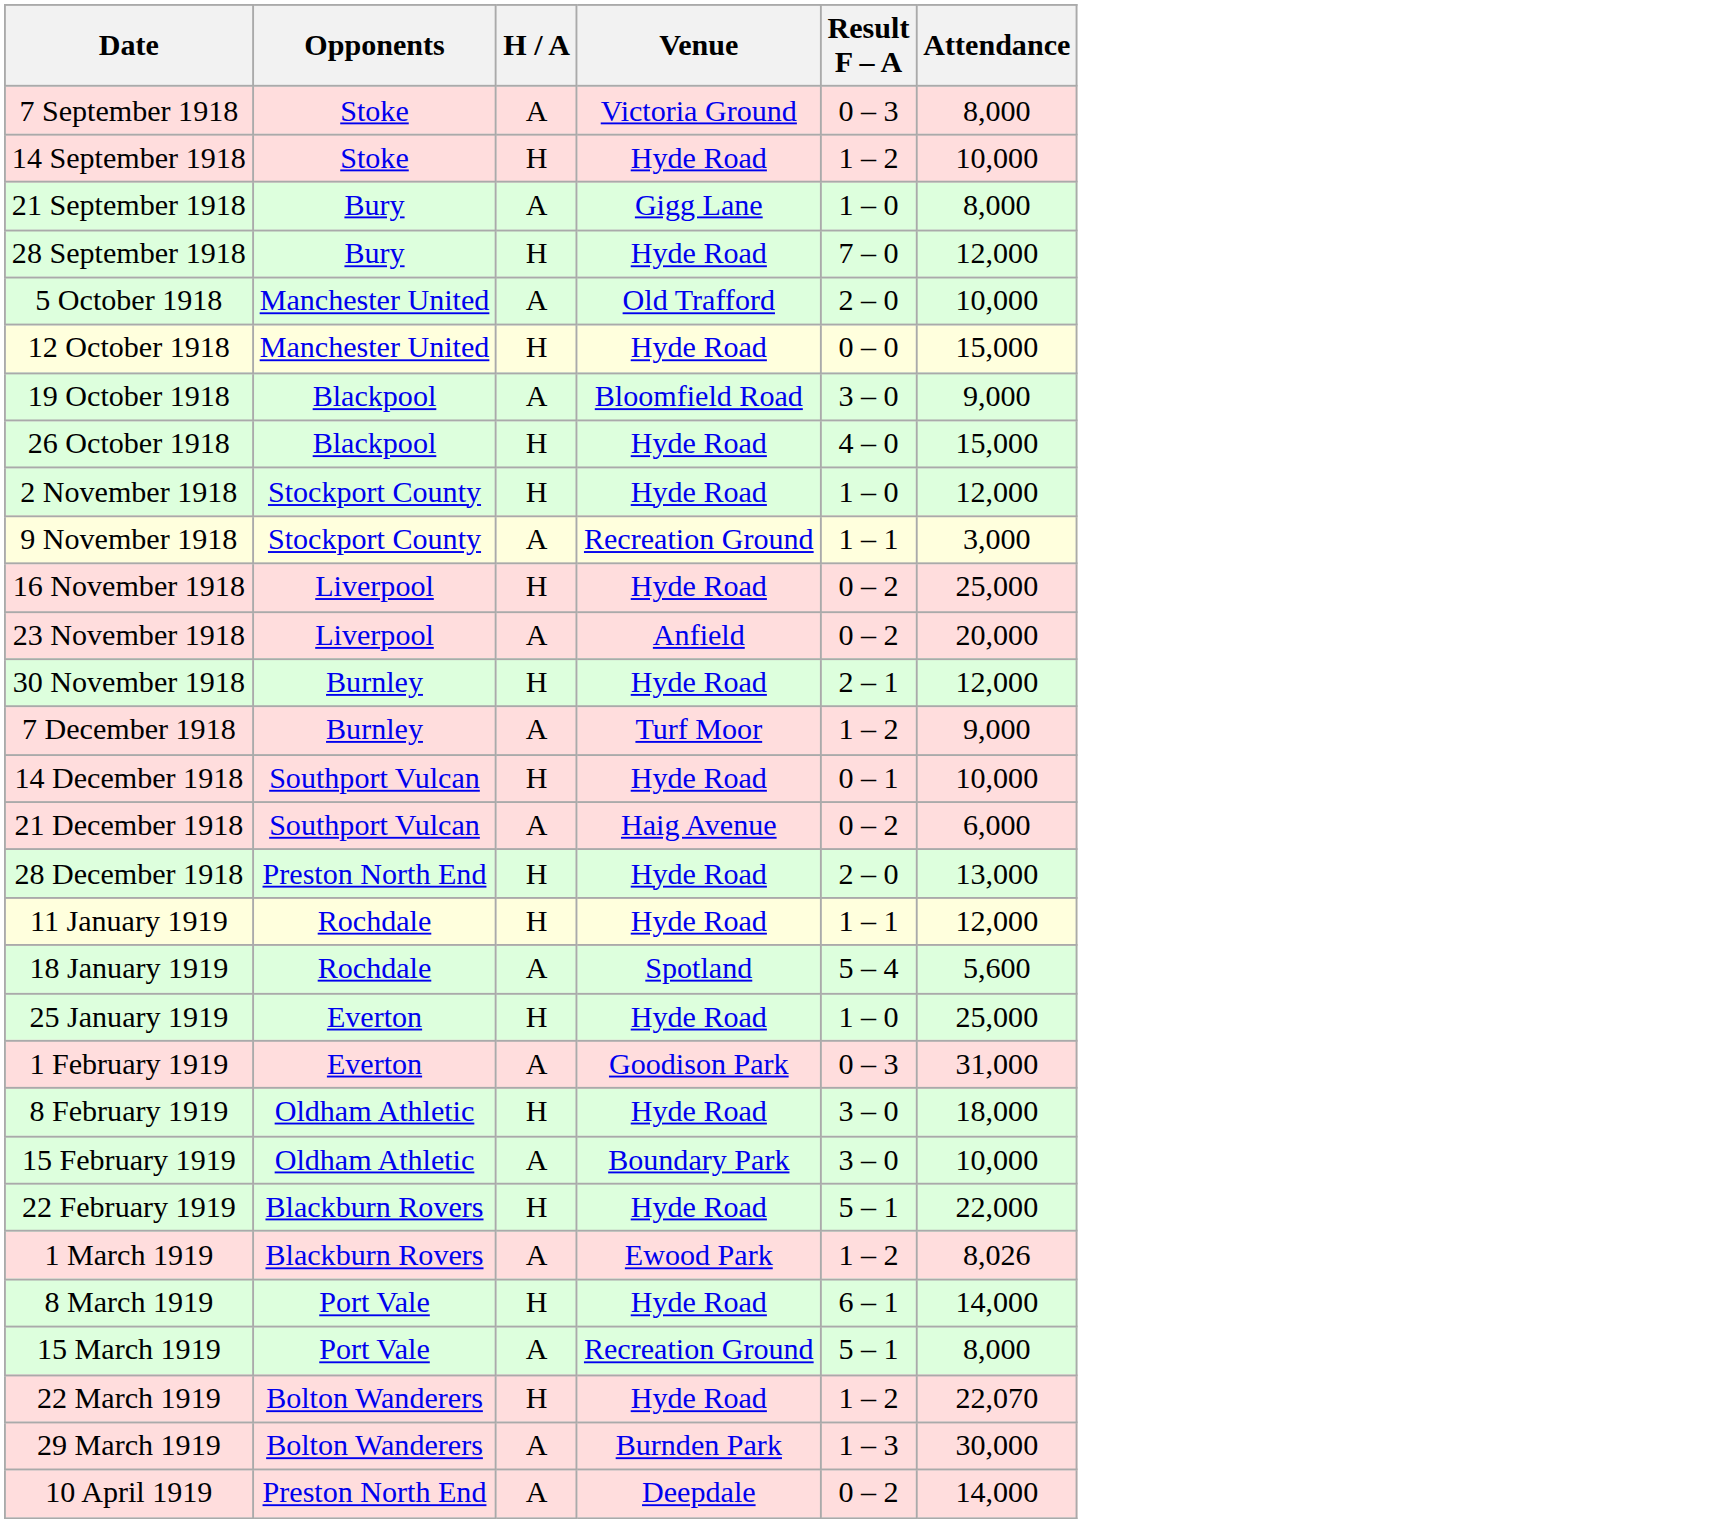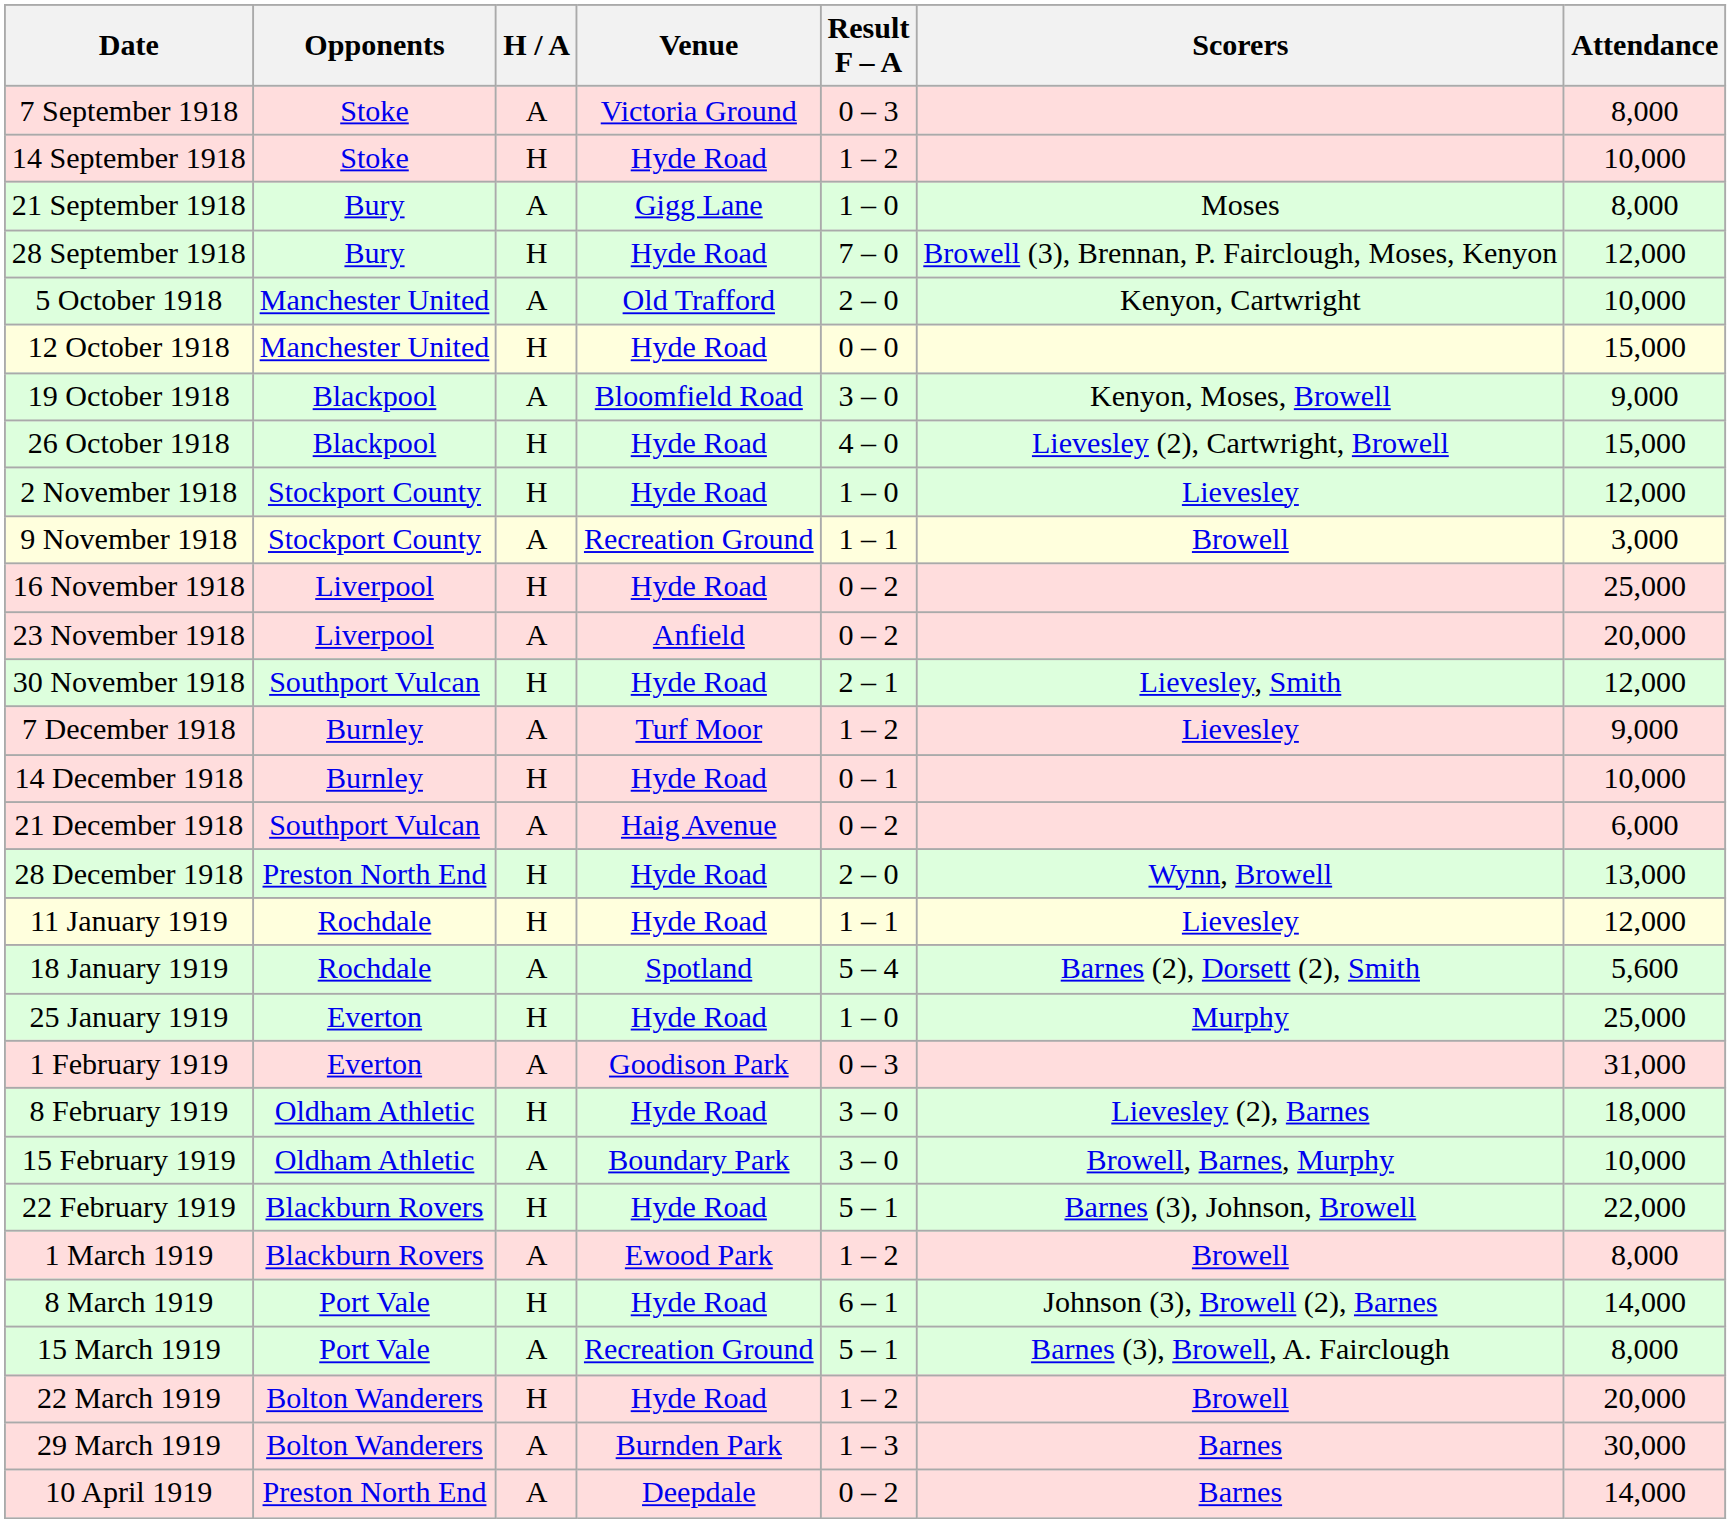+ column: (1240, 45)
(374, 682) Burnley -> (374, 682) Southport Vulcan
(374, 777) Southport Vulcan -> (374, 777) Burnley
(997, 1254) 8,026 -> (1645, 1254) 8,000
(997, 1397) 22,070 -> (1645, 1397) 20,000
